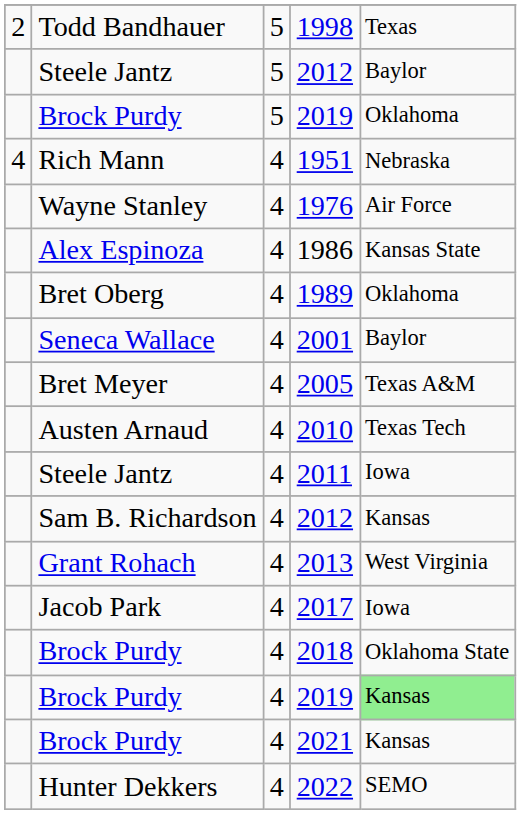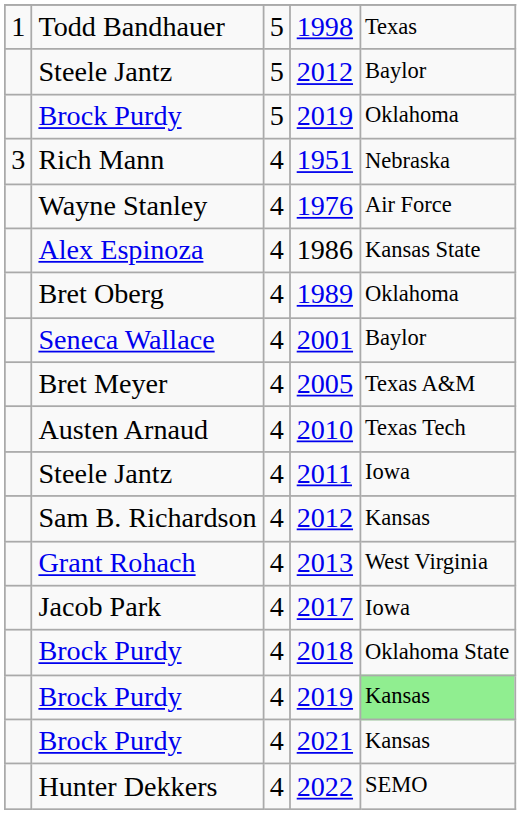(18, 26) 2 -> (18, 26) 1
(18, 160) 4 -> (18, 160) 3
